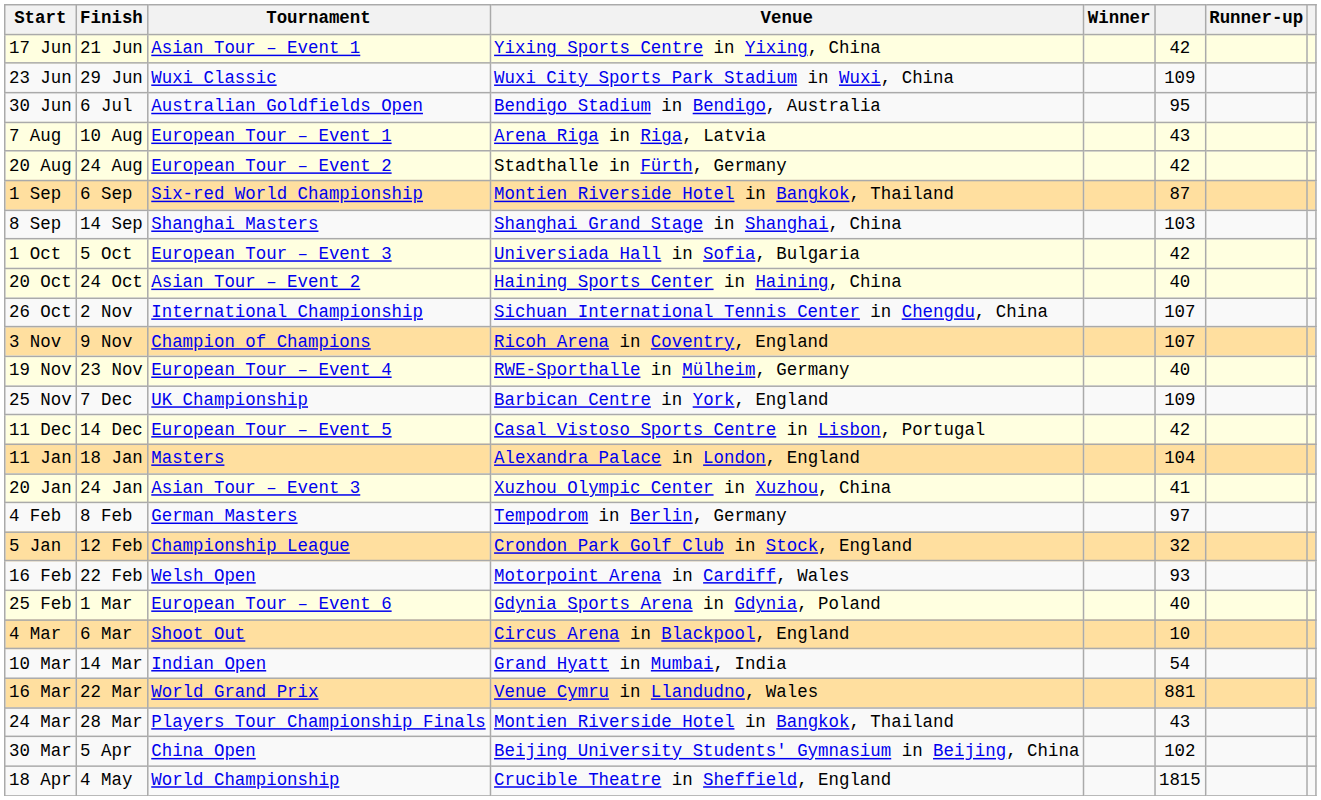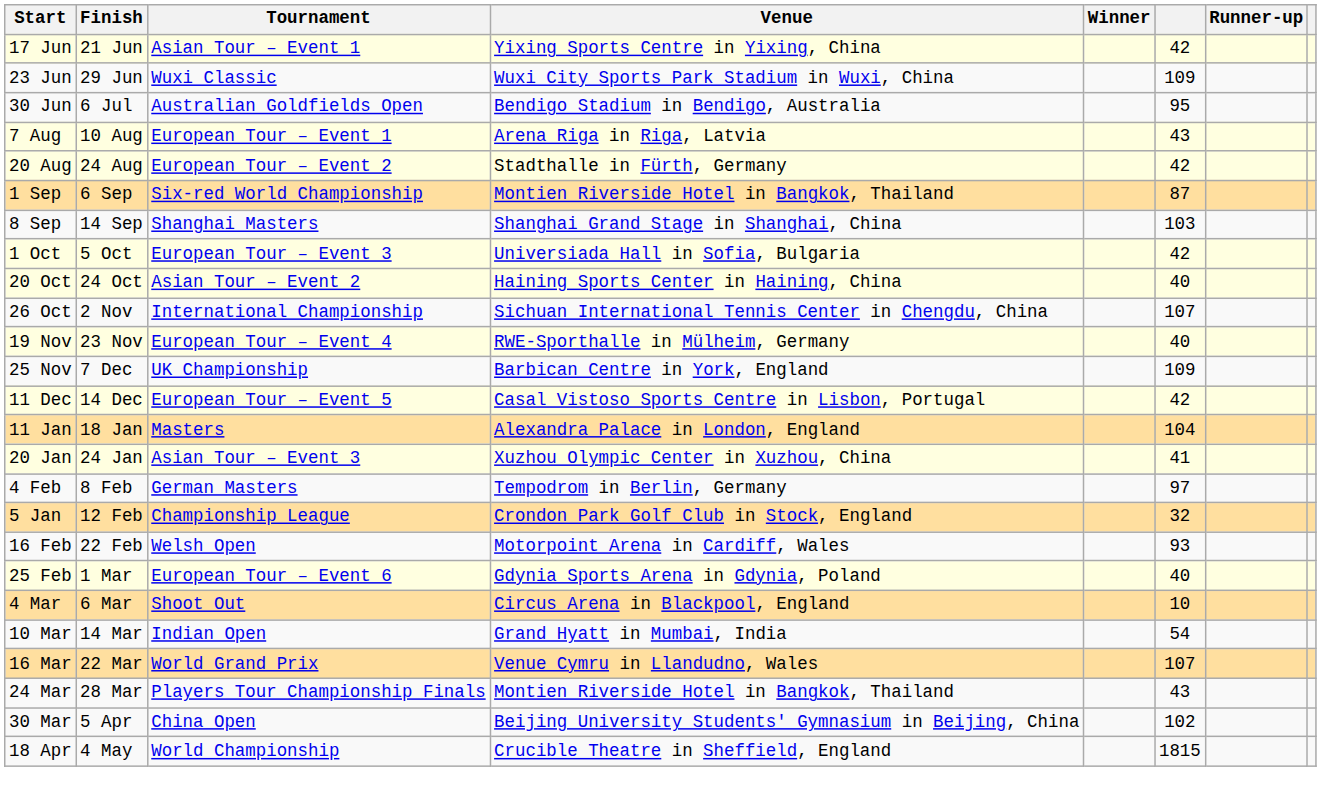- row: (35, 341)
(1180, 693) 881 -> (1180, 663) 107
